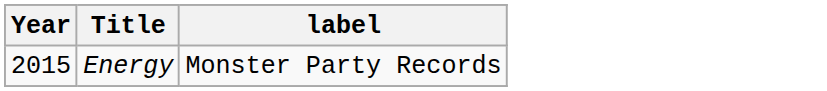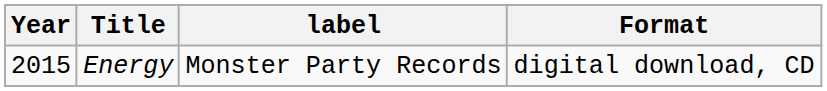+ column: (664, 25)
